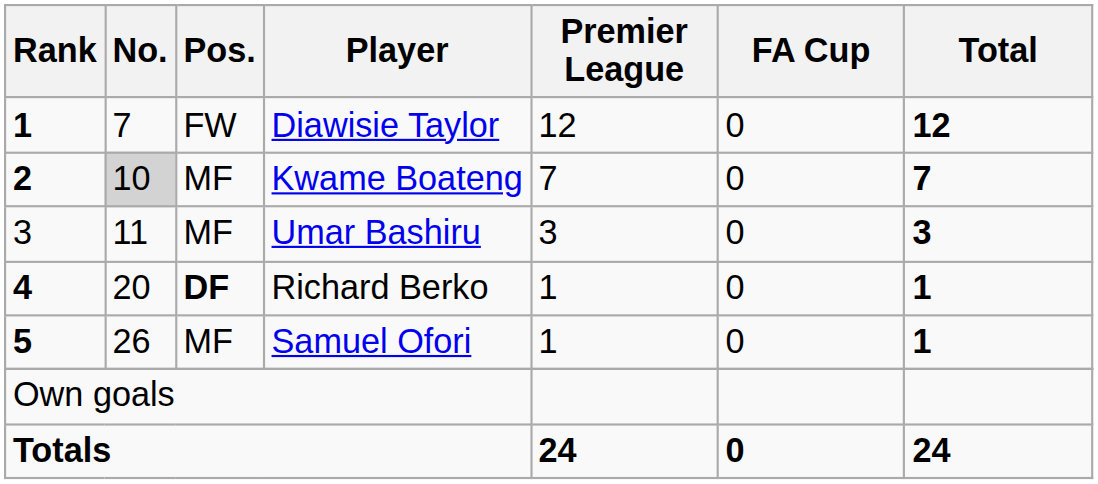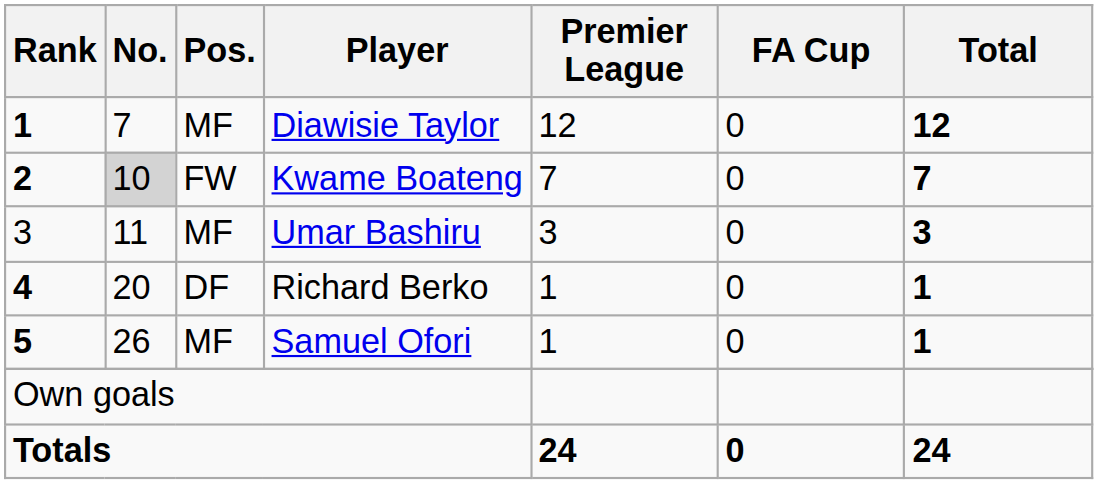(210, 124) FW -> (208, 124) MF
(208, 178) MF -> (210, 178) FW
(206, 287) bold -> (206, 287) normal
